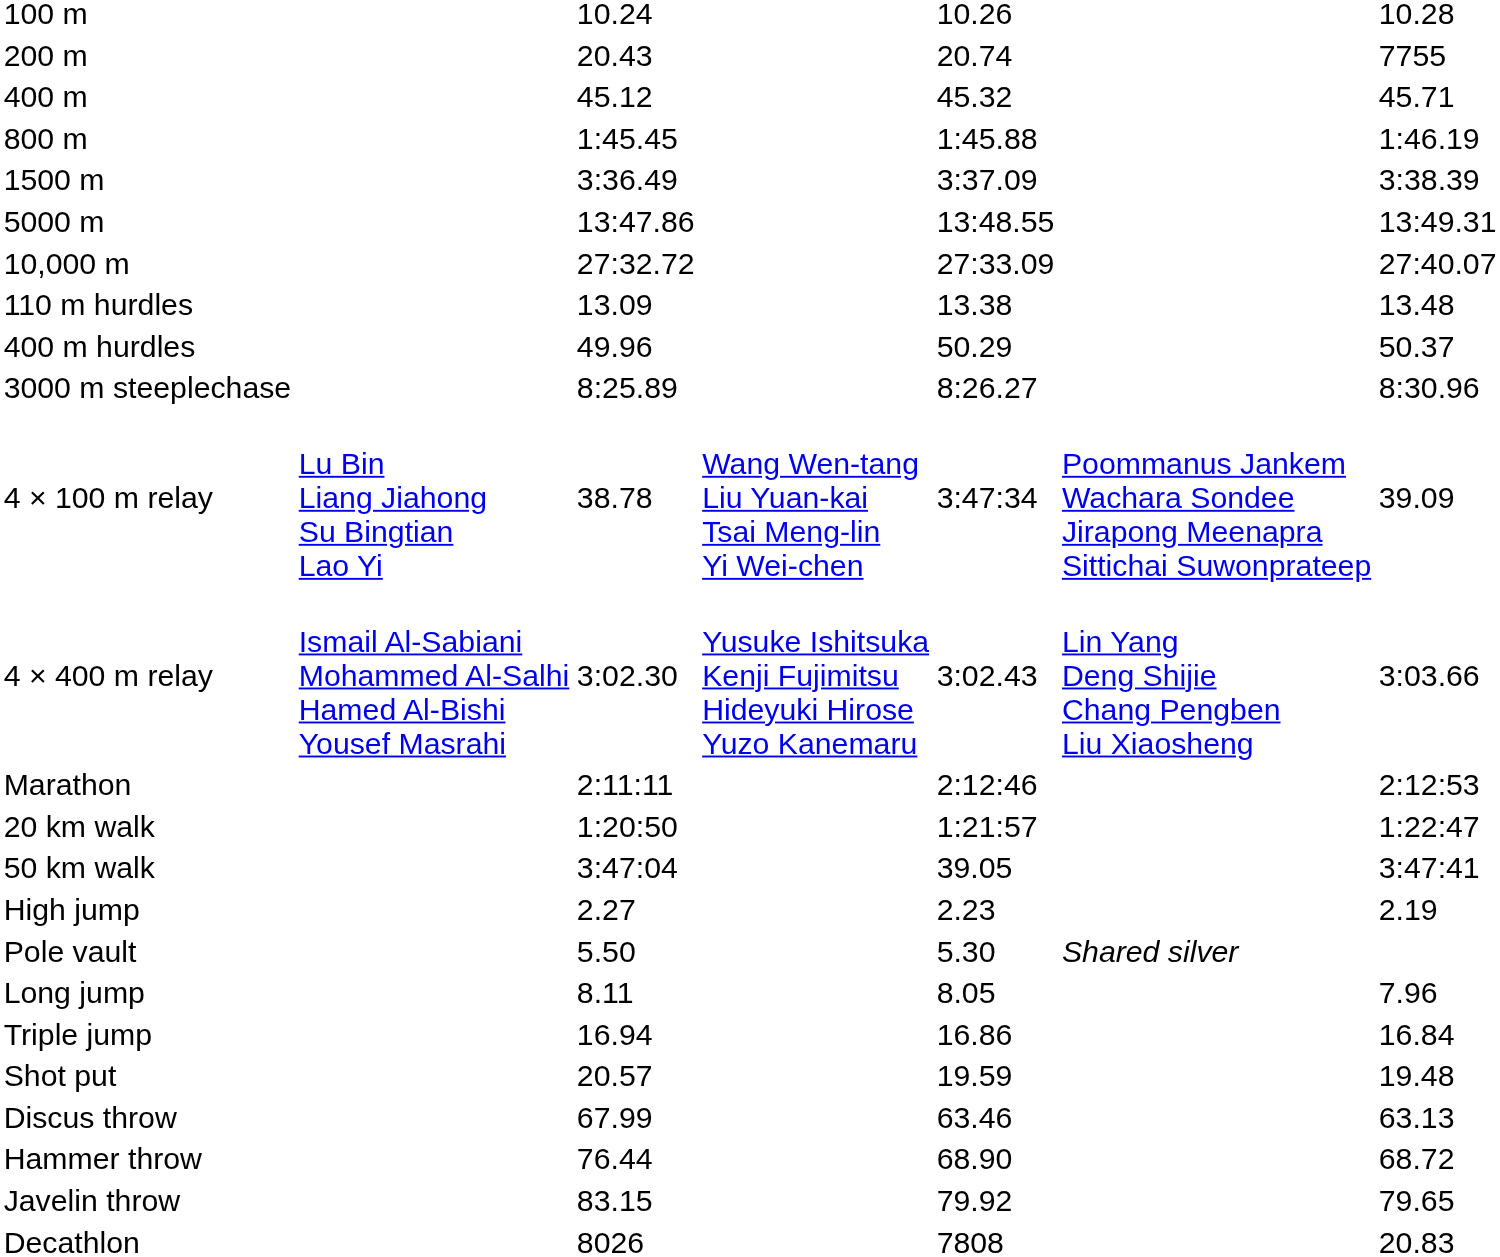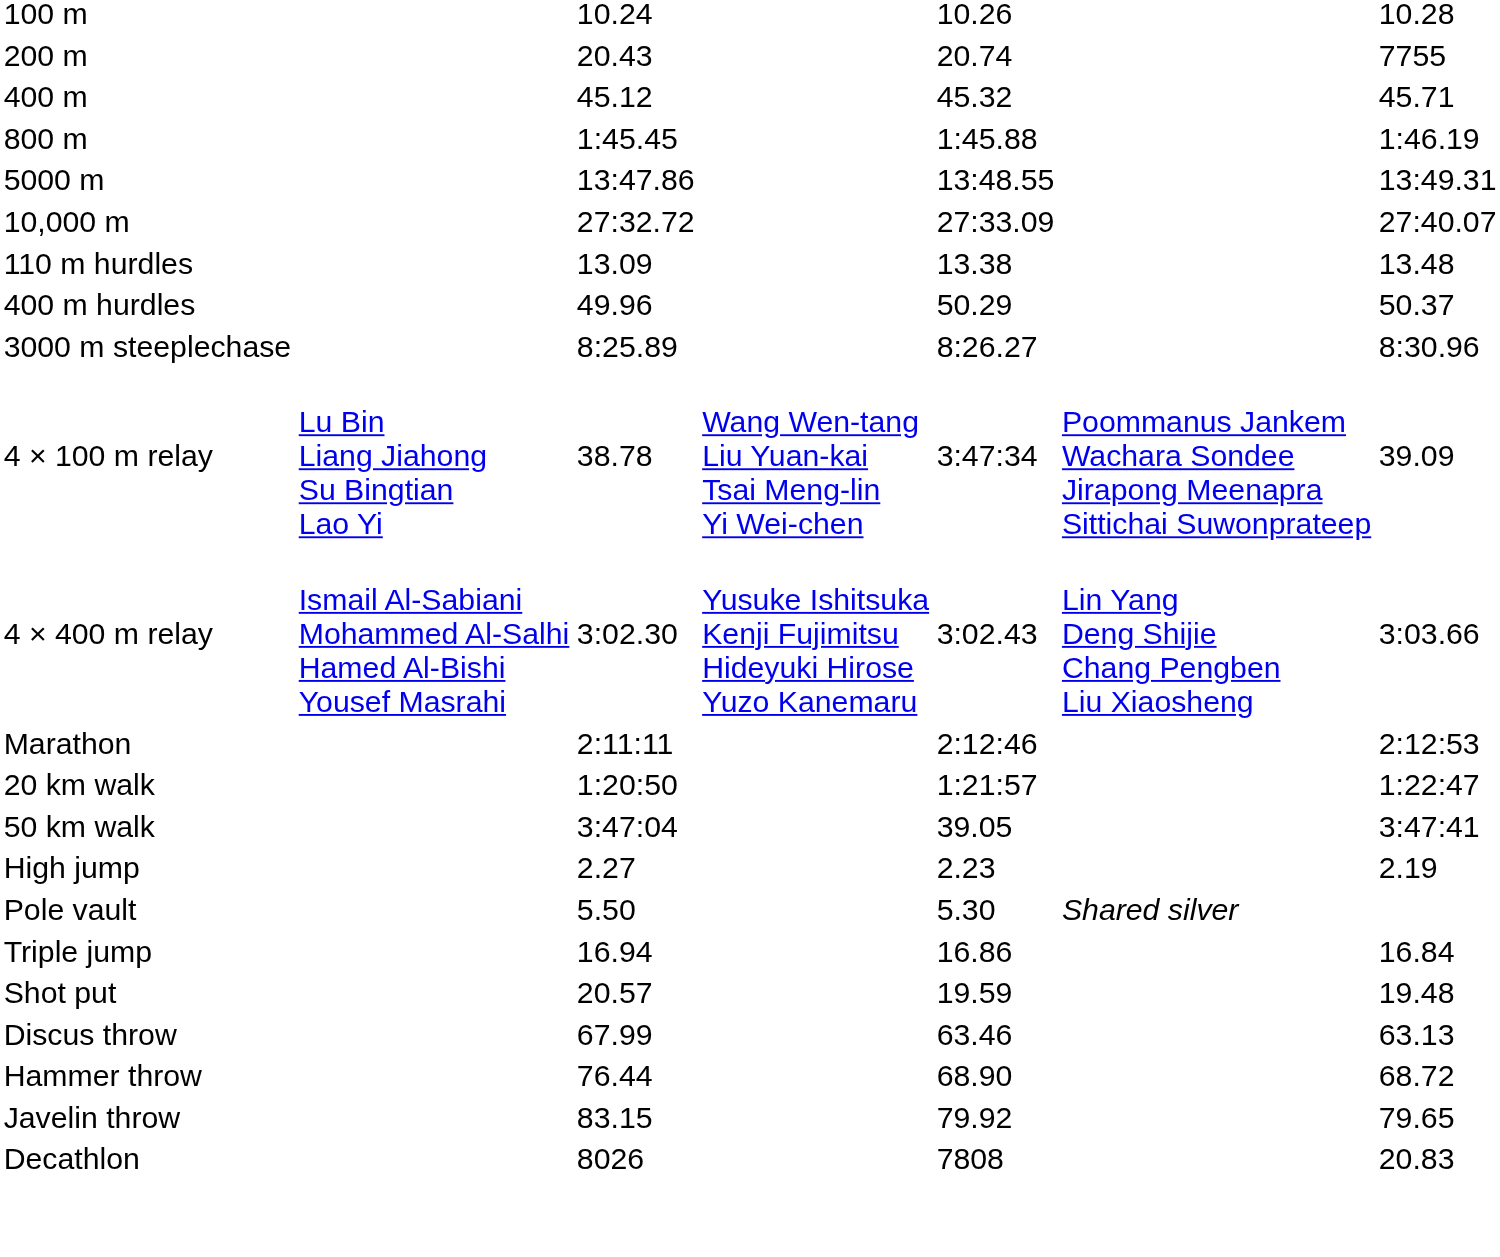- row: (54, 180)
- row: (74, 993)
